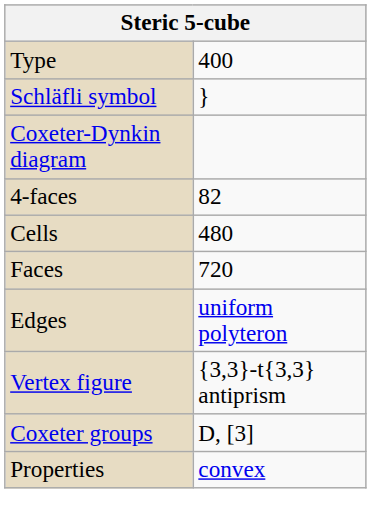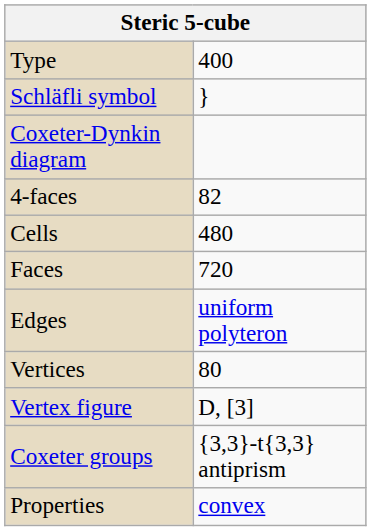+ row: (48, 369)
(257, 382) {3,3}-t{3,3} antiprism -> (226, 406) D, [3]
(226, 432) D, [3] -> (257, 456) {3,3}-t{3,3} antiprism
